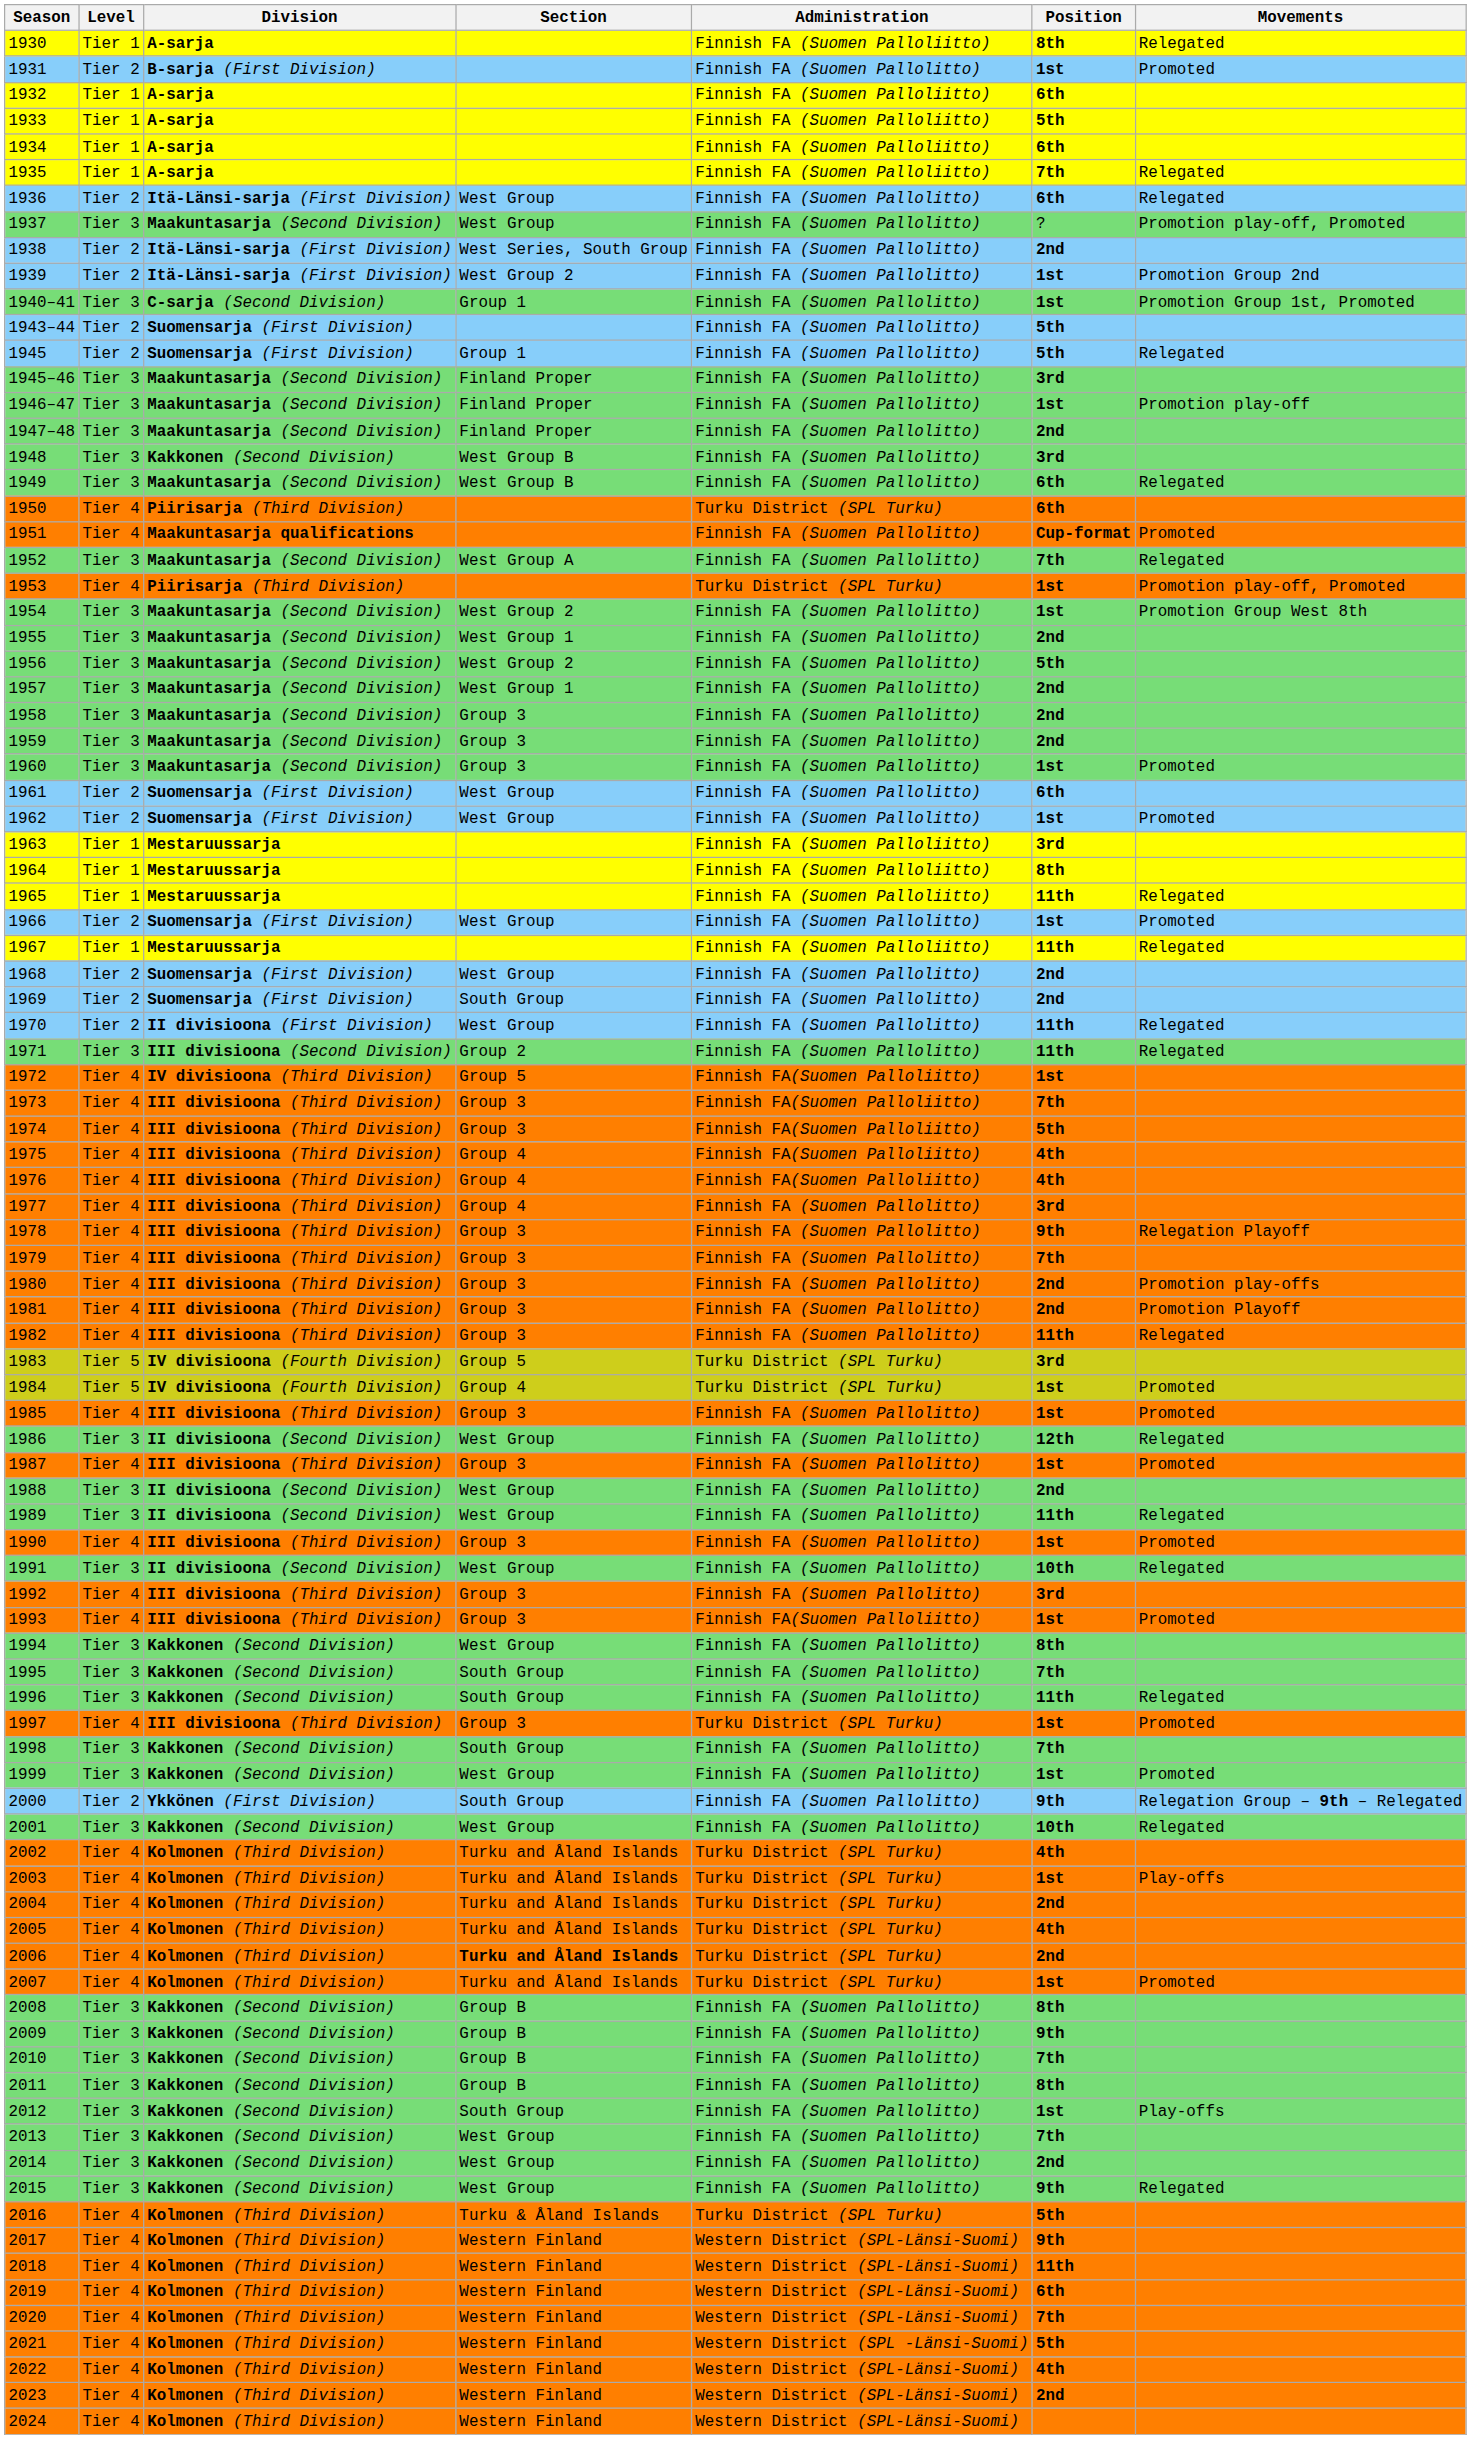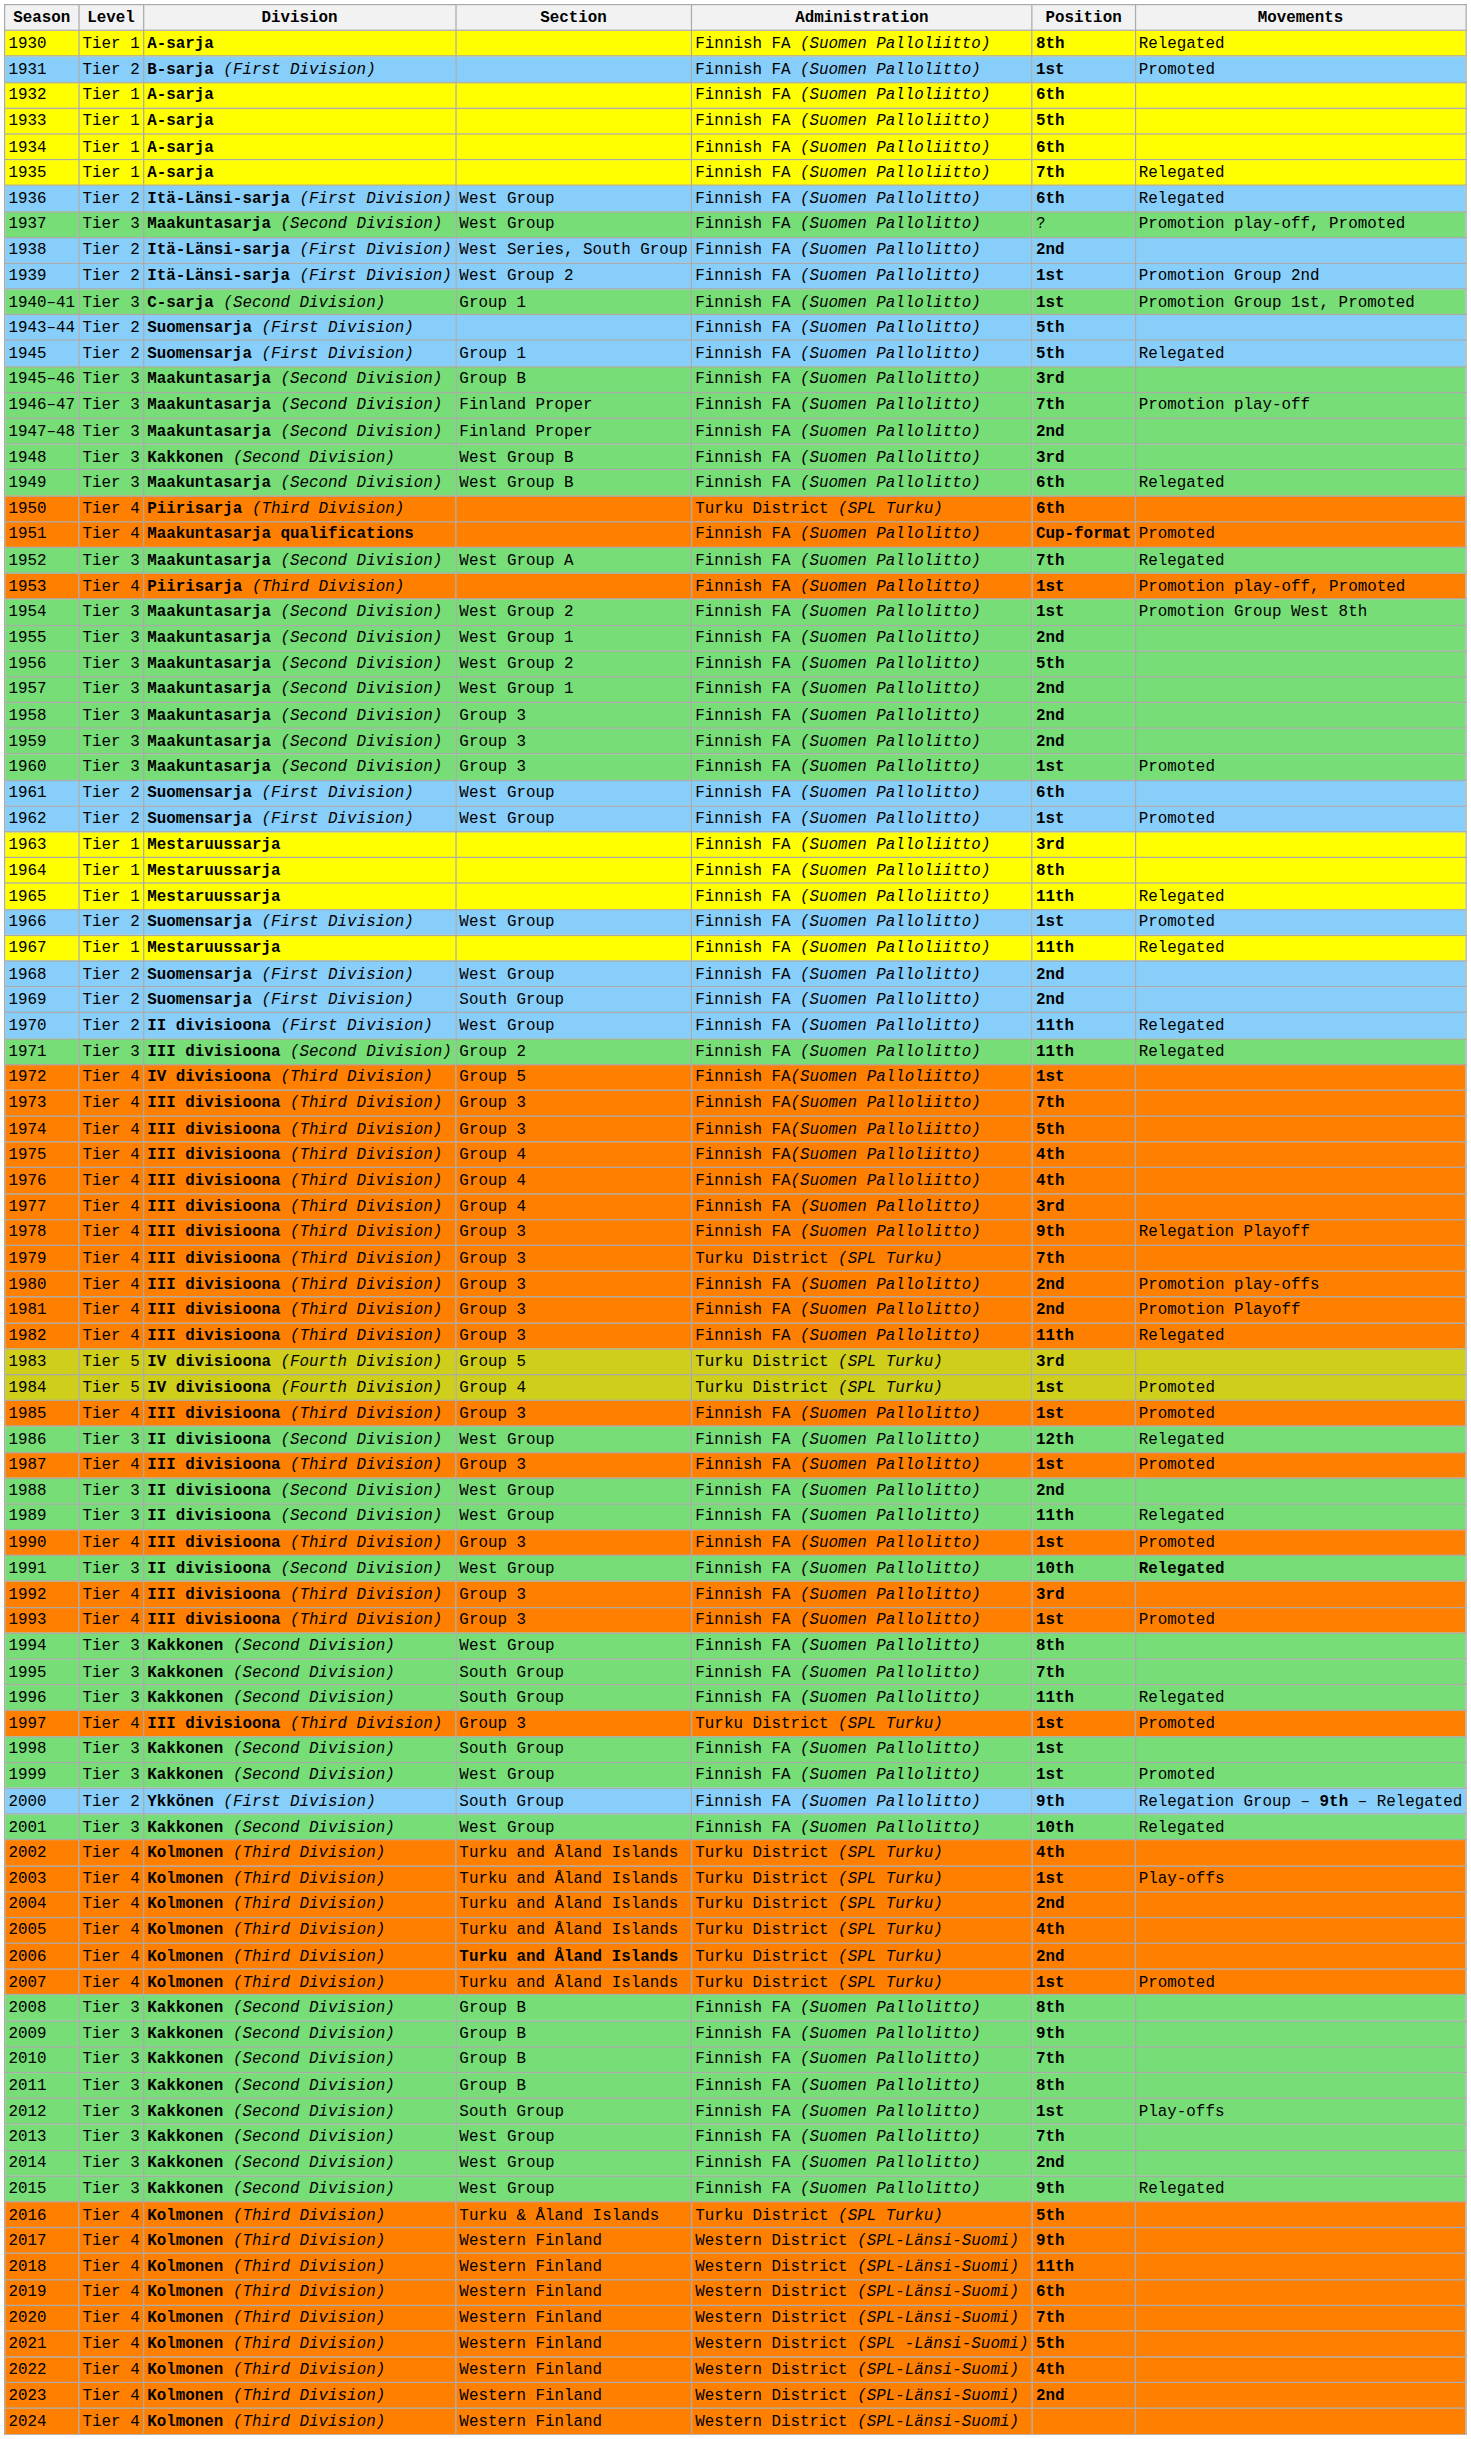(526, 379) Finland Proper -> (493, 379) Group B
(1050, 405) 1st -> (1050, 405) 7th
(819, 586) Turku District (SPL Turku) -> (838, 586) Finnish FA (Suomen Pallolitto)
(838, 1258) Finnish FA (Suomen Pallolitto) -> (819, 1258) Turku District (SPL Turku)
(1182, 1568) normal -> (1182, 1568) bold
(838, 1620) Finnish FA(Suomen Palloliitto) -> (838, 1620) Finnish FA (Suomen Pallolitto)
(1050, 1749) 7th -> (1050, 1749) 1st
